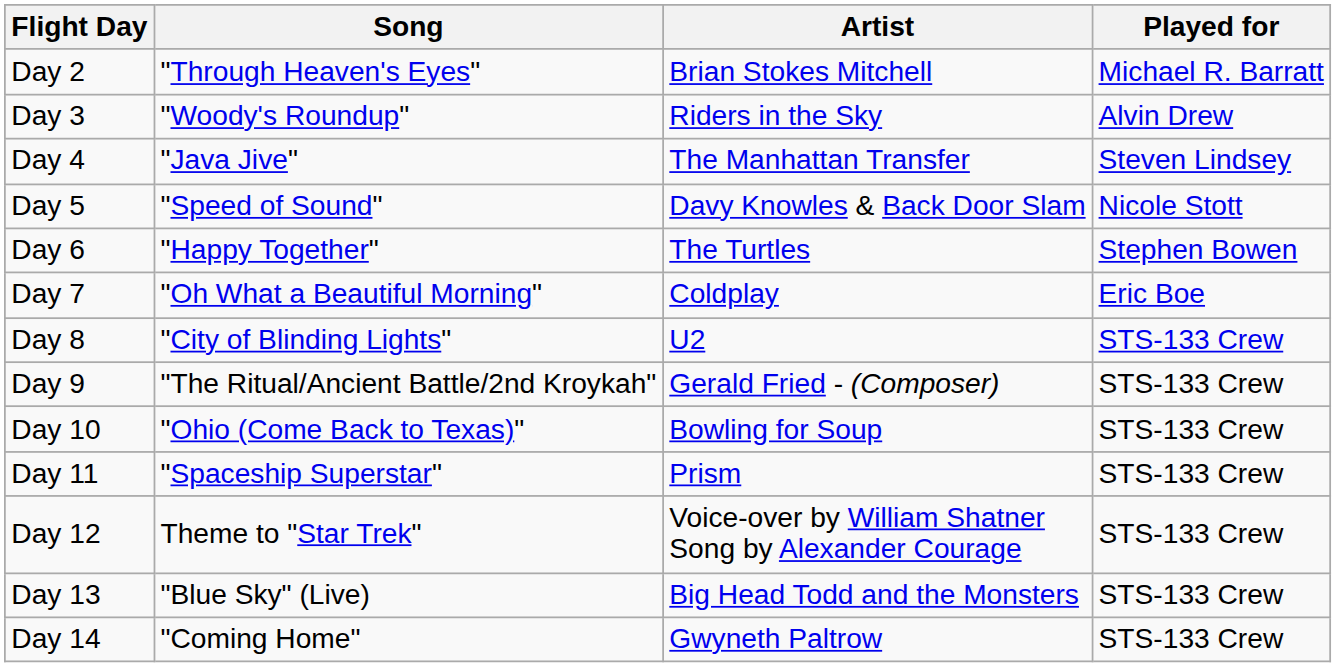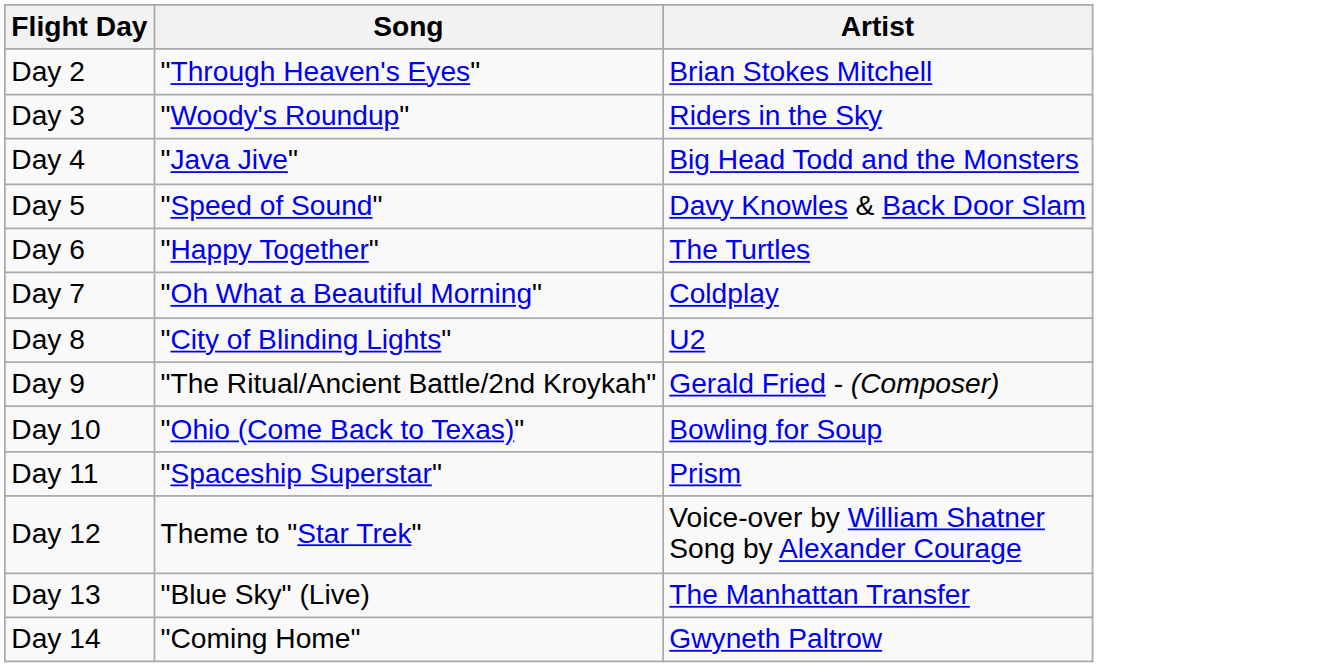- column: (1211, 26)
(820, 160) The Manhattan Transfer -> (874, 160) Big Head Todd and the Monsters
(874, 594) Big Head Todd and the Monsters -> (820, 594) The Manhattan Transfer
